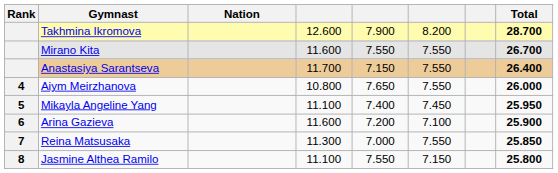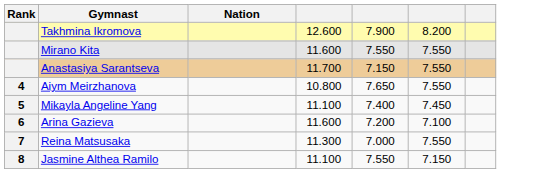- column: (524, 13)
